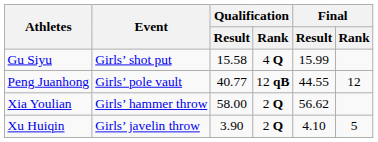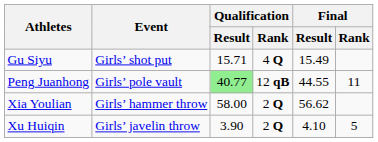(232, 60) 15.58 -> (232, 60) 15.71
(314, 60) 15.99 -> (314, 60) 15.49
(232, 82) no background -> (232, 82) lightgreen background
(354, 82) 12 -> (354, 82) 11
